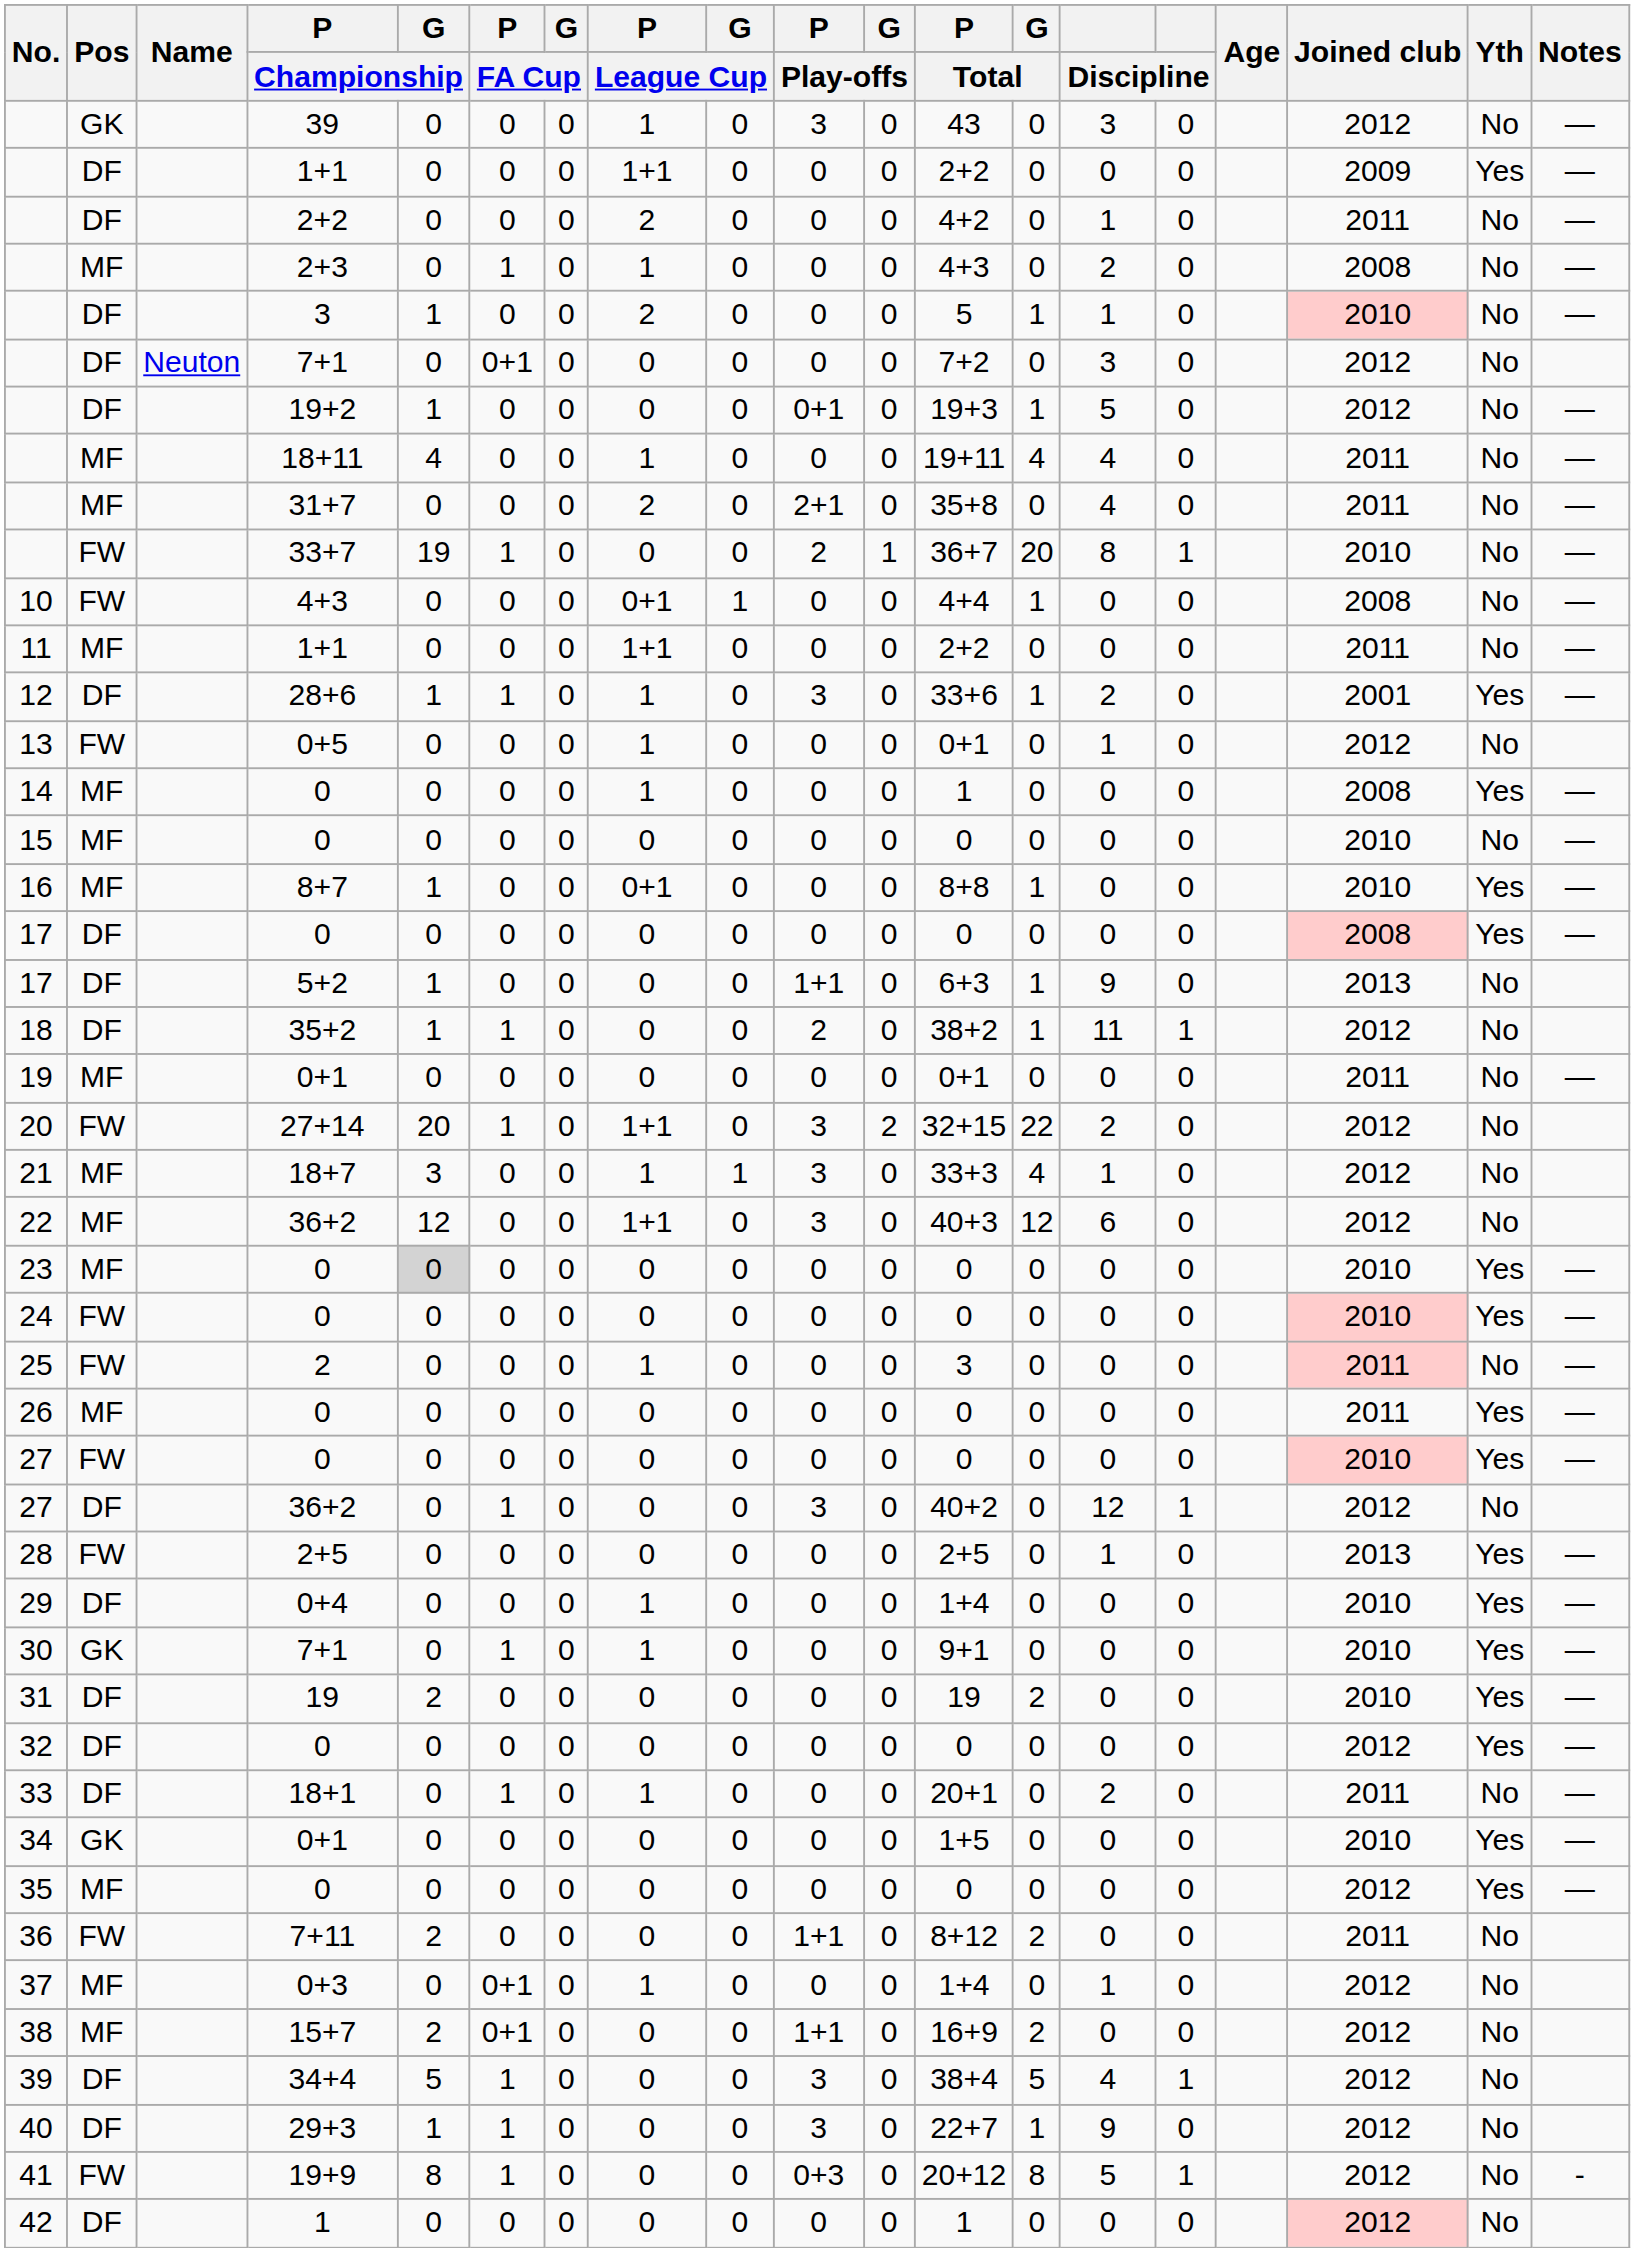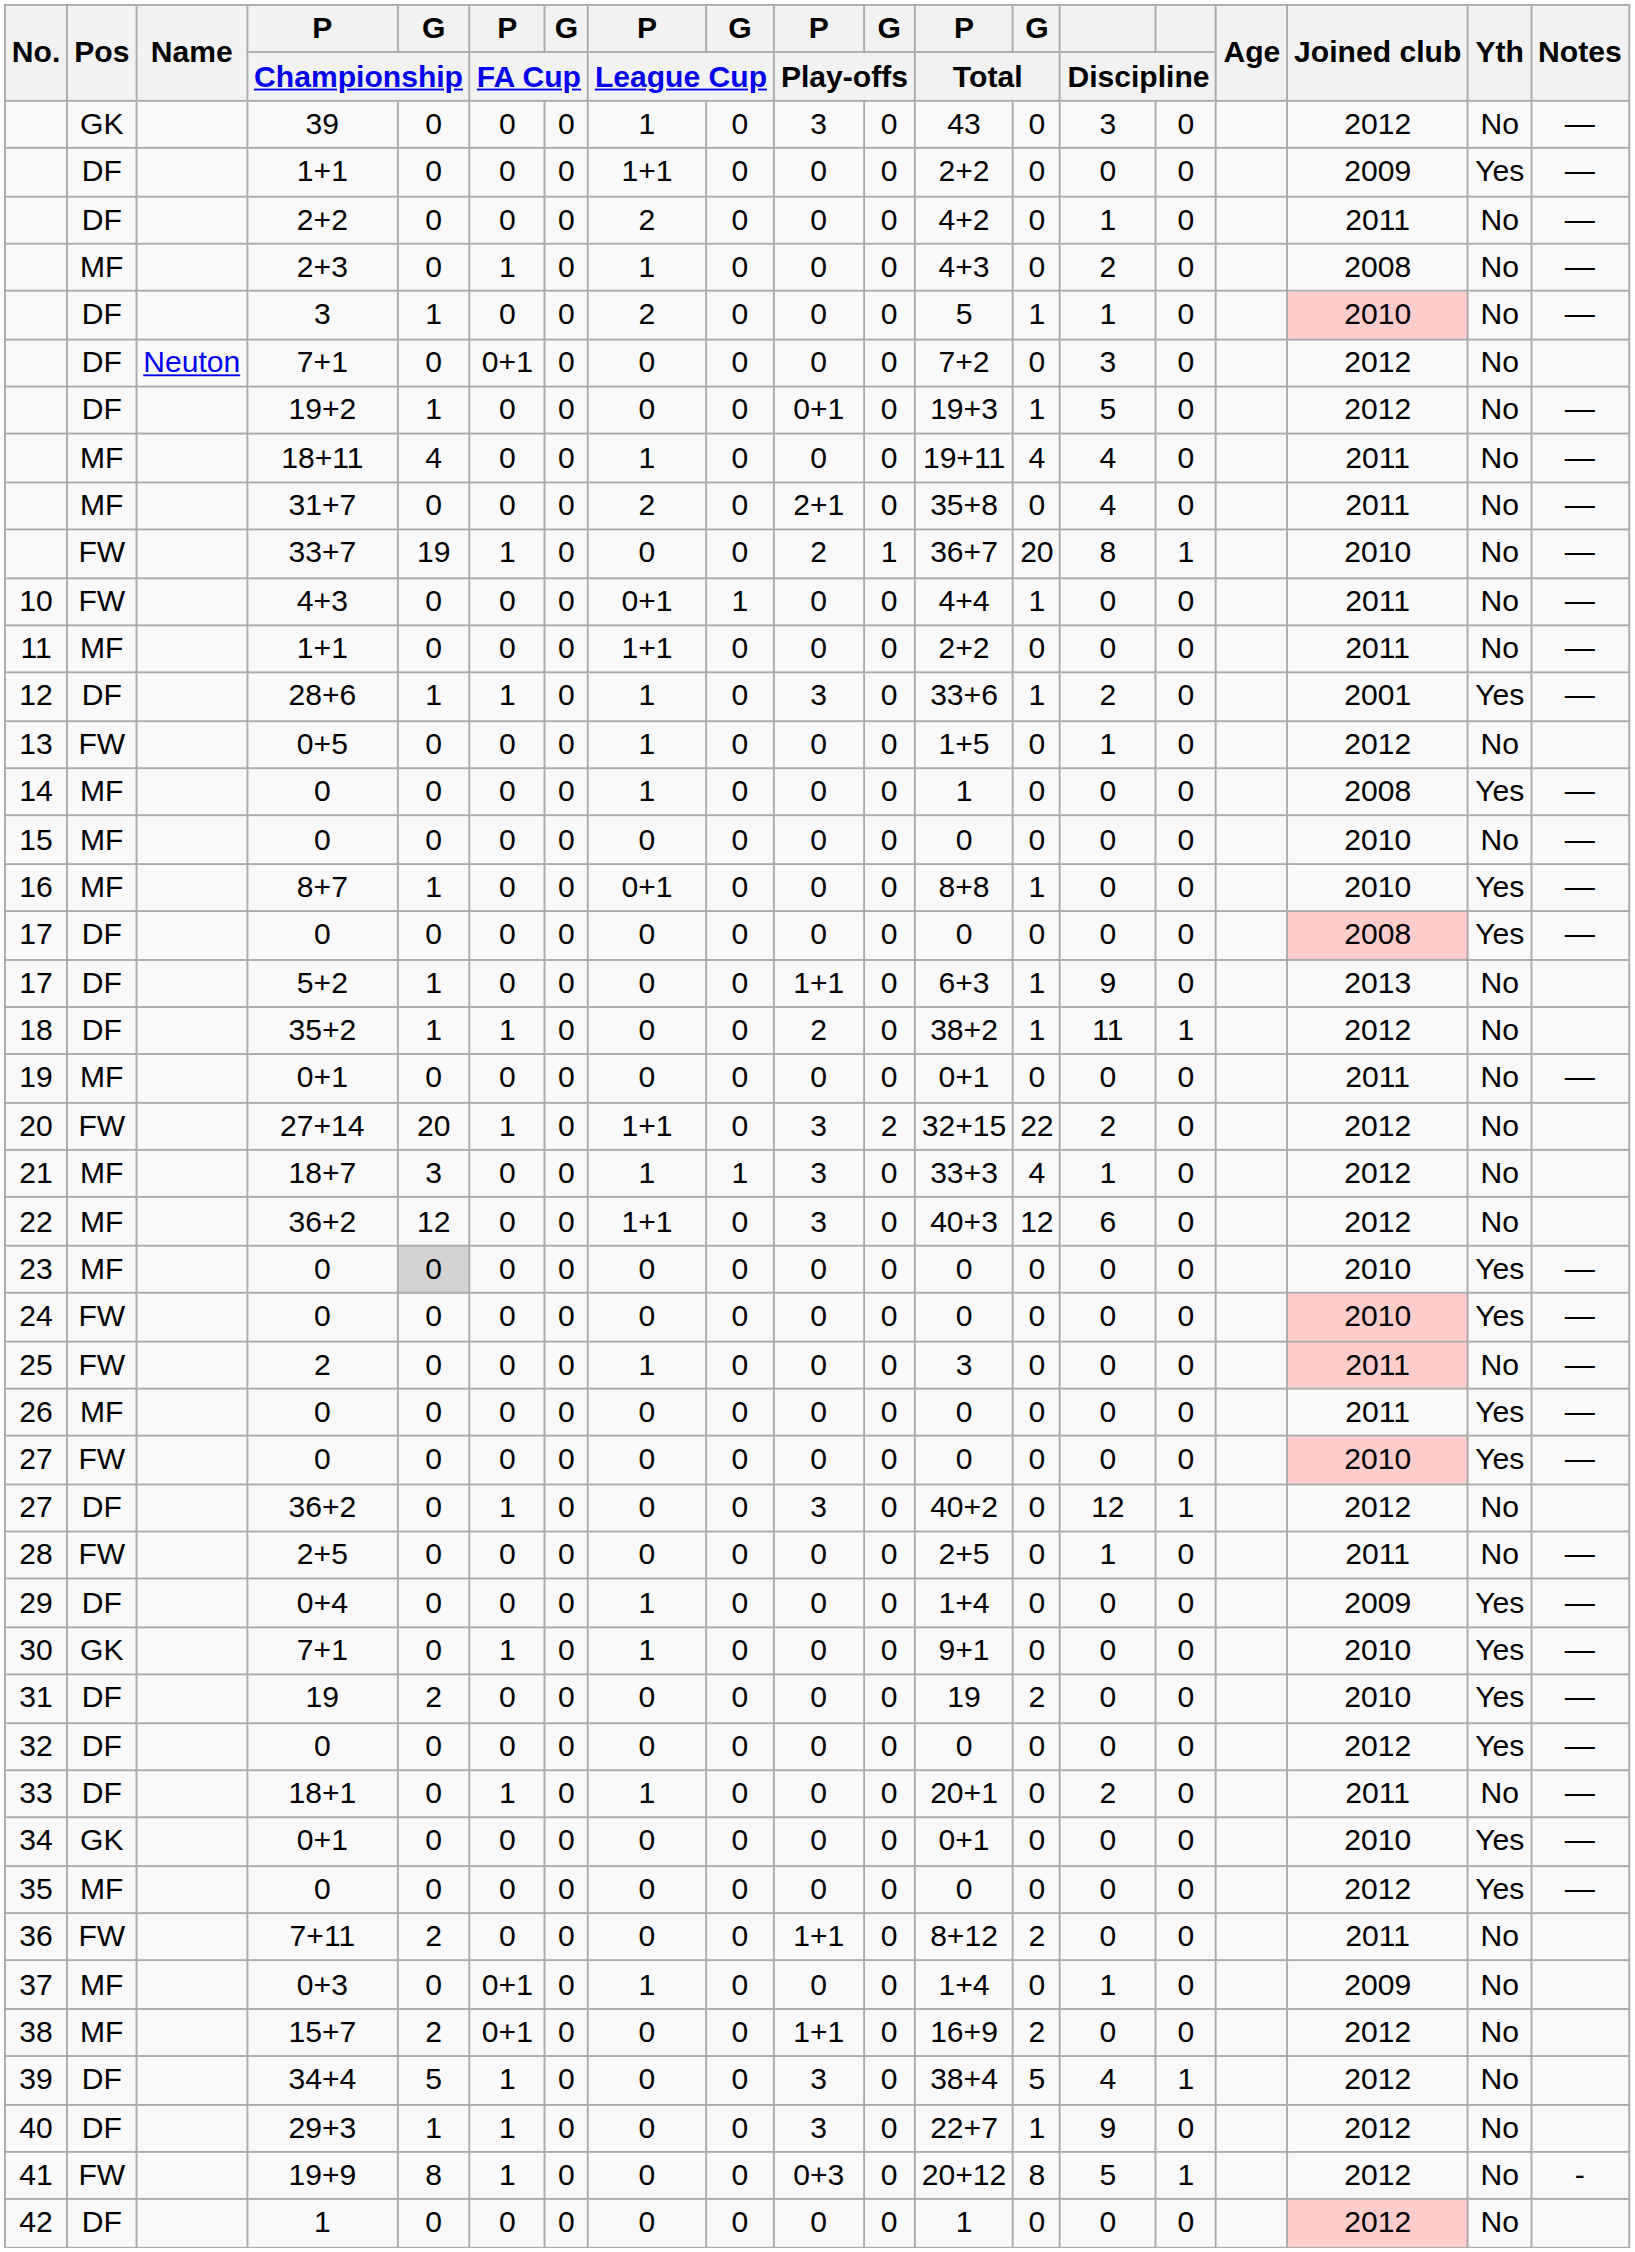(1378, 600) 2008 -> (1378, 600) 2011
(964, 743) 0+1 -> (964, 743) 1+5
(1378, 1554) 2013 -> (1378, 1554) 2011
(1500, 1554) Yes -> (1500, 1554) No
(1378, 1602) 2010 -> (1378, 1602) 2009
(964, 1841) 1+5 -> (964, 1841) 0+1
(1378, 1984) 2012 -> (1378, 1984) 2009
